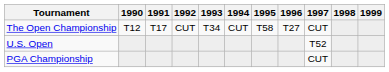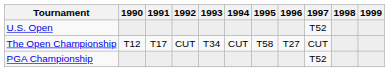rows swapped: (30, 44) <-> (61, 28)
(318, 59) CUT -> (318, 59) T52
